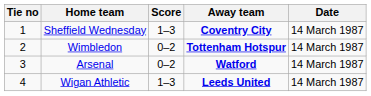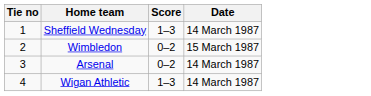- column: (236, 13)
(327, 47) 14 March 1987 -> (223, 47) 15 March 1987
